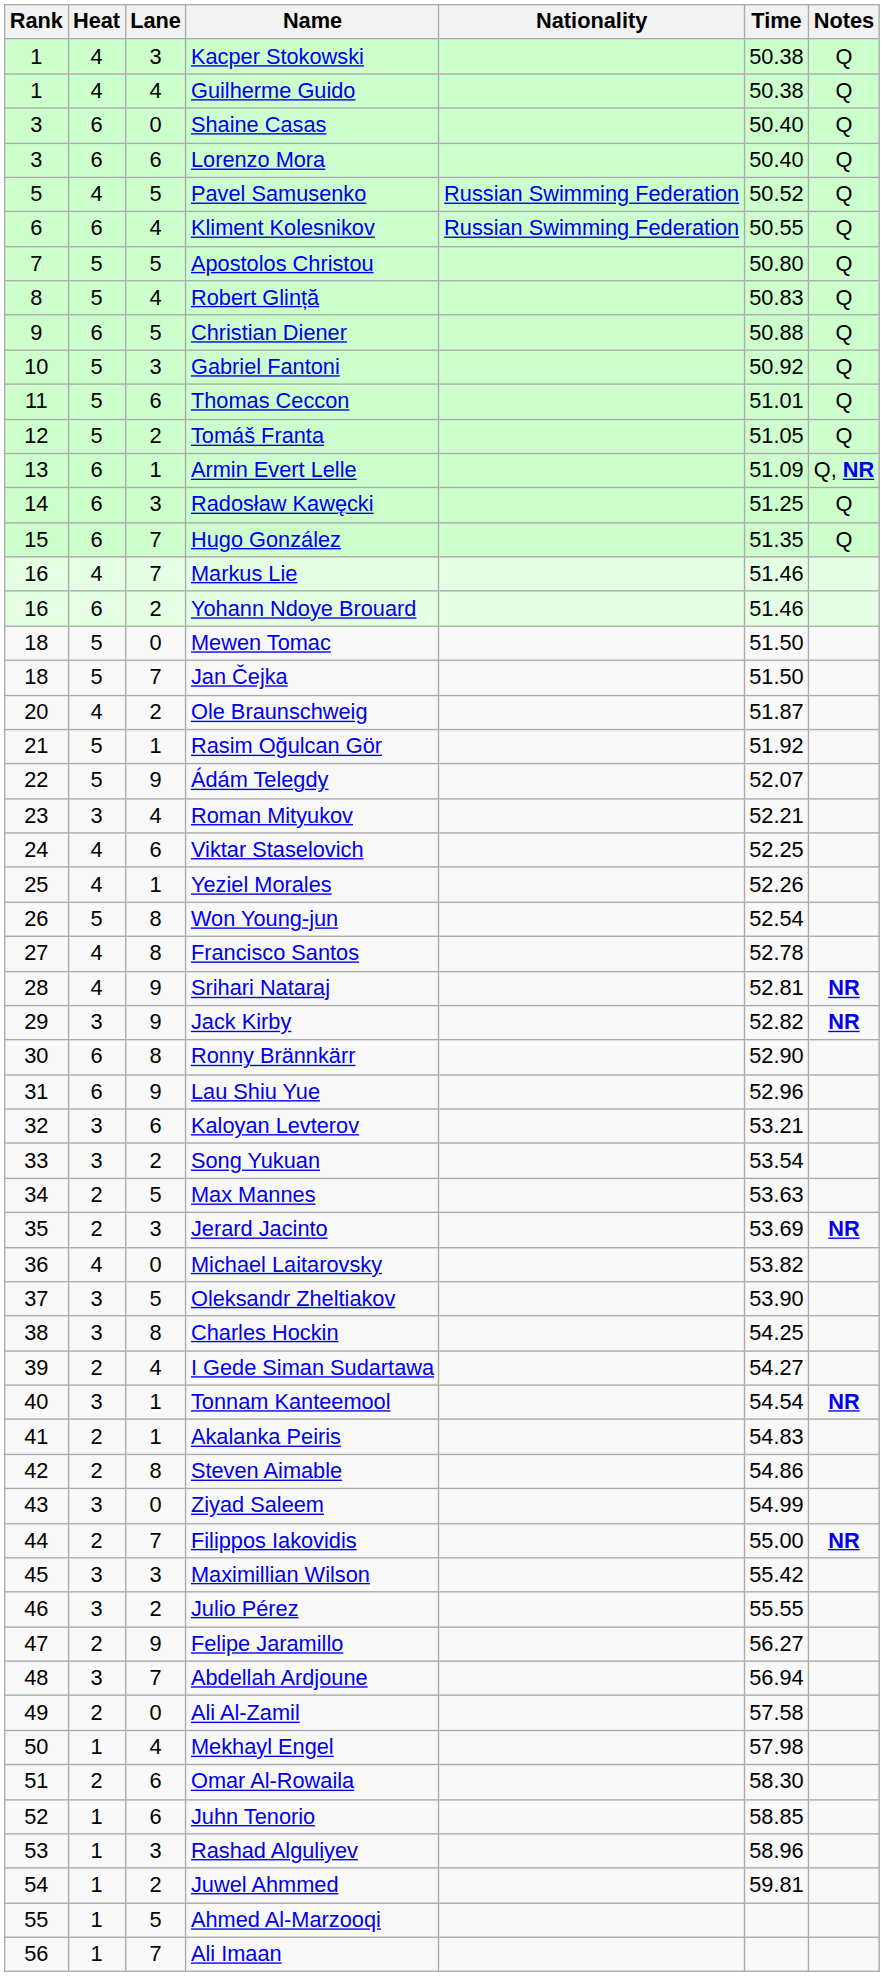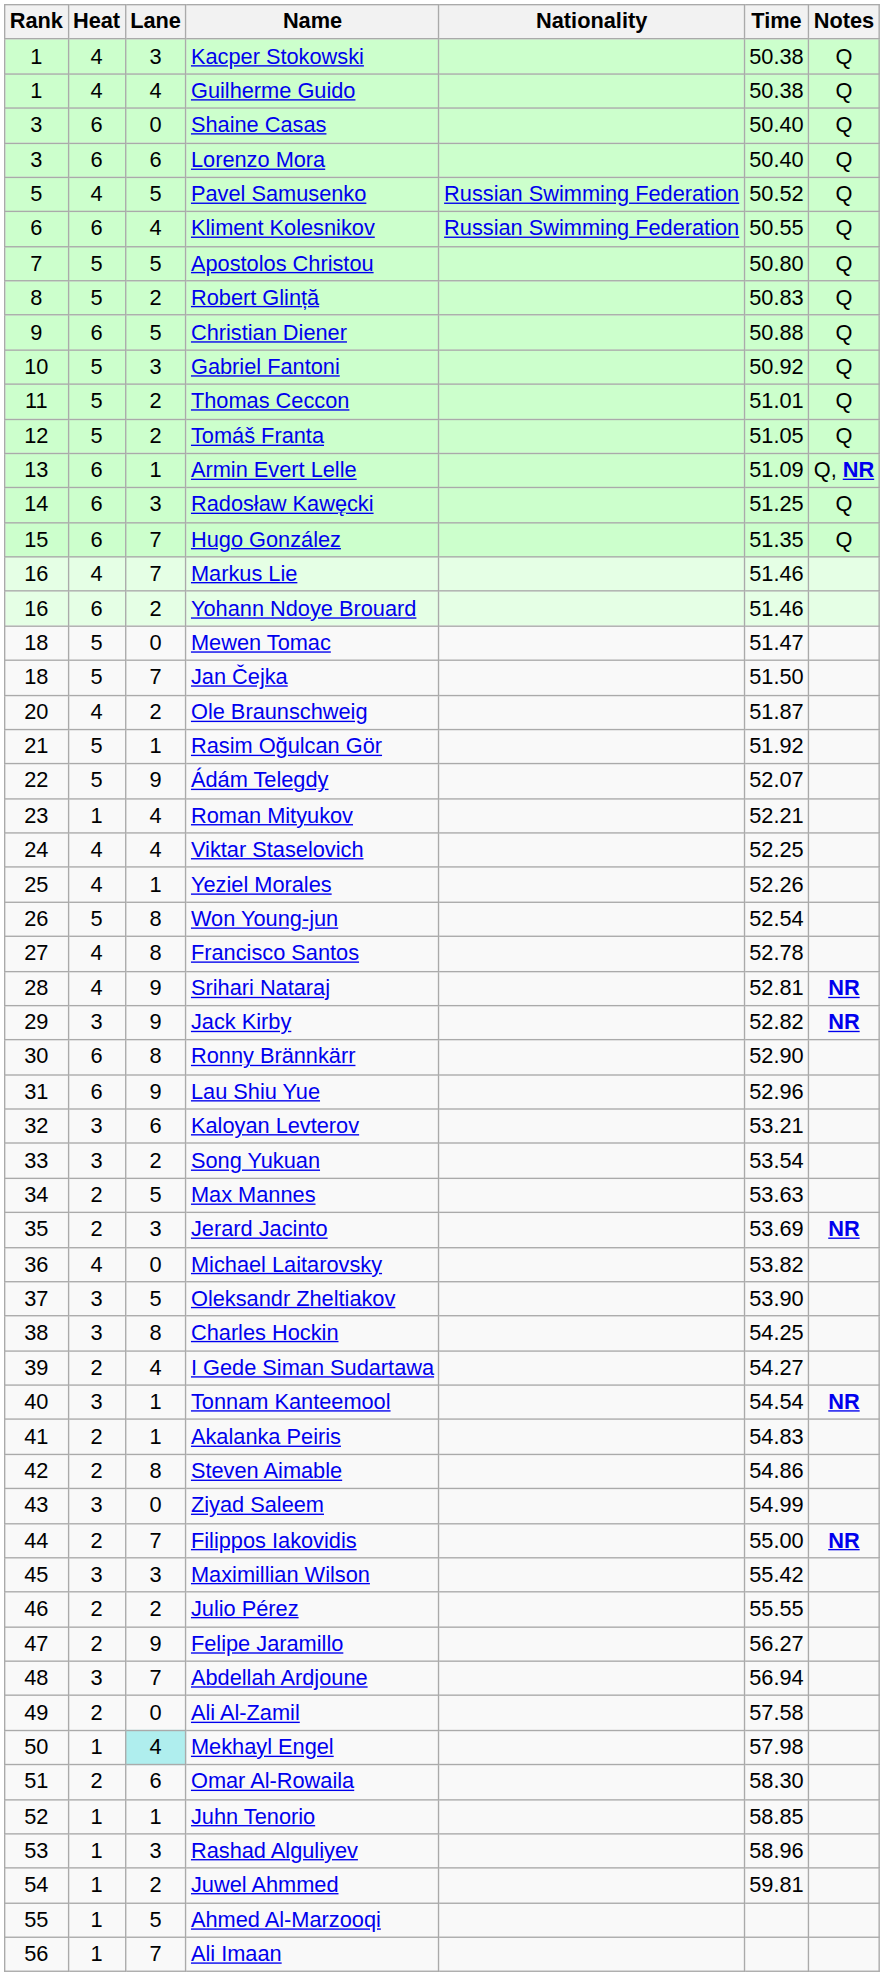(156, 297) 4 -> (156, 297) 2
(156, 401) 6 -> (156, 401) 2
(776, 642) 51.50 -> (776, 642) 51.47
(97, 815) 3 -> (97, 815) 1
(156, 849) 6 -> (156, 849) 4
(97, 1609) 3 -> (97, 1609) 2
(156, 1747) no background -> (156, 1747) paleturquoise background
(156, 1816) 6 -> (156, 1816) 1
